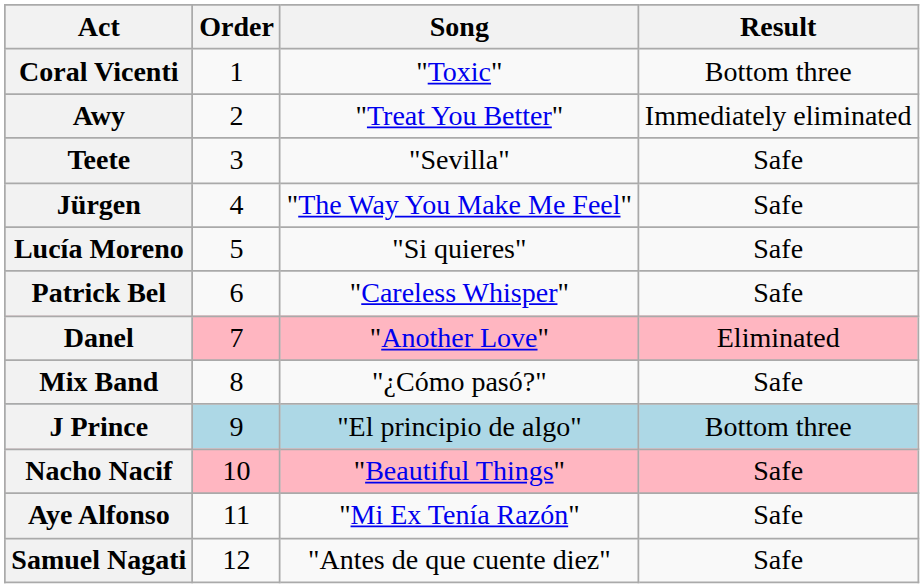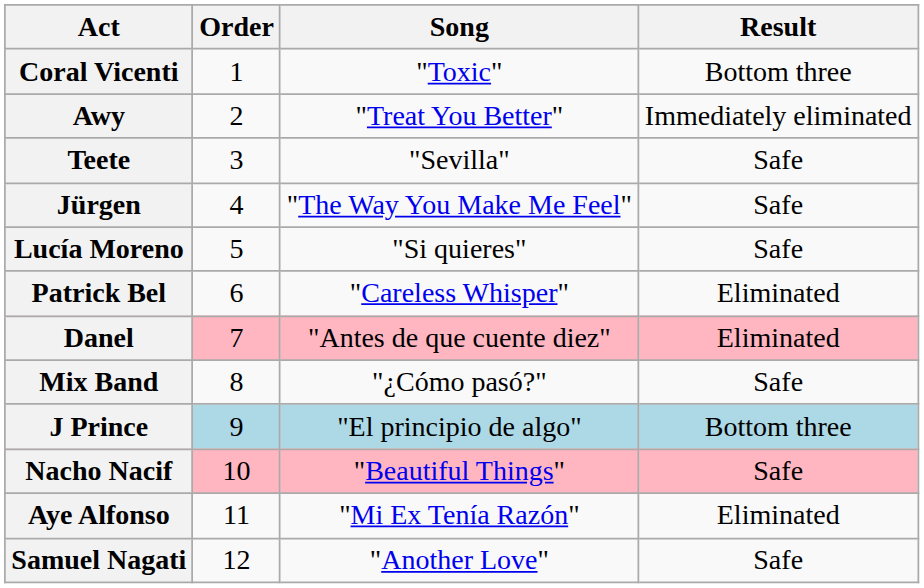(778, 293) Safe -> (778, 293) Eliminated
(459, 337) "Another Love" -> (459, 337) "Antes de que cuente diez"
(778, 515) Safe -> (778, 515) Eliminated
(459, 559) "Antes de que cuente diez" -> (459, 559) "Another Love"
